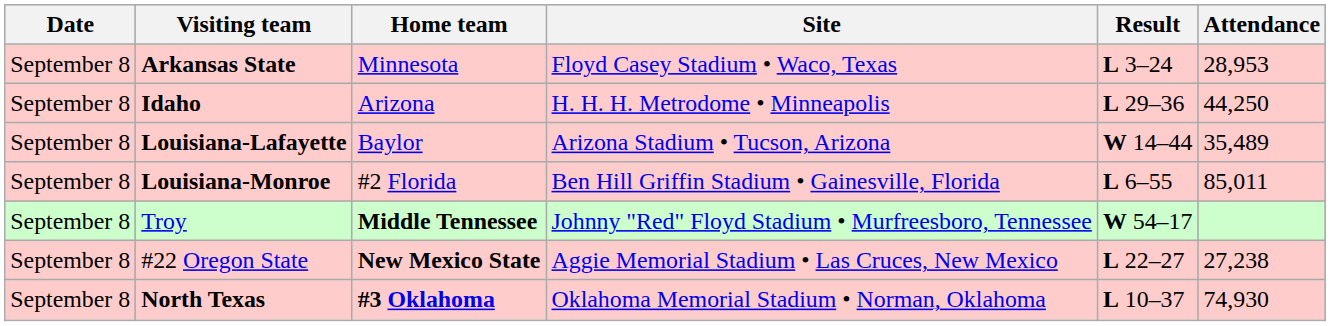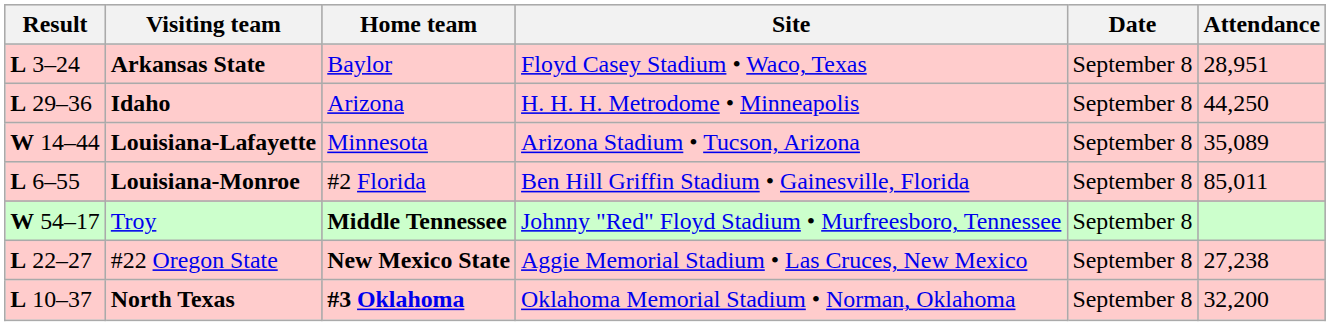columns swapped: (70, 24) <-> (1148, 24)
(408, 63) Minnesota -> (360, 63) Baylor
(1236, 63) 28,953 -> (1236, 63) 28,951
(390, 142) Baylor -> (378, 142) Minnesota
(1236, 142) 35,489 -> (1236, 142) 35,089
(1236, 299) 74,930 -> (1236, 299) 32,200
